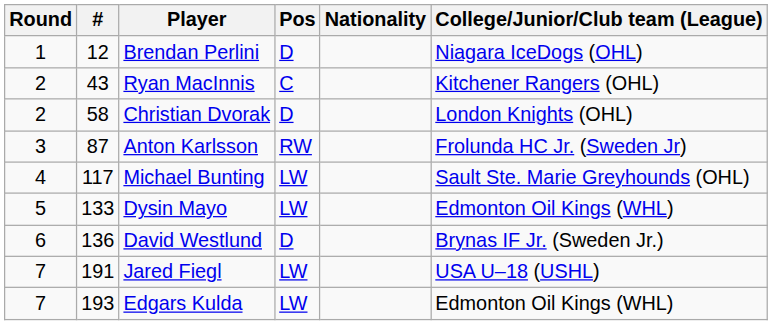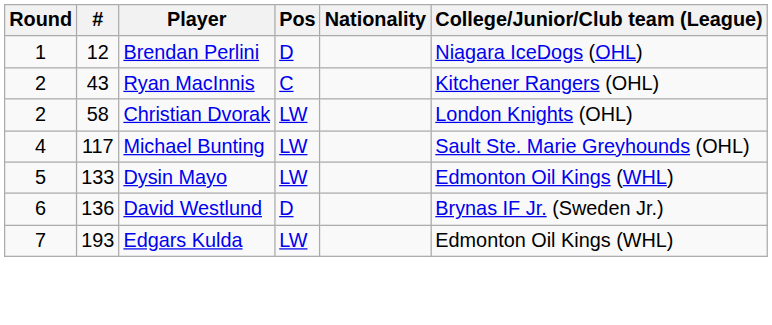(286, 114) D -> (293, 114) LW
- row: (191, 146)
- row: (172, 271)
